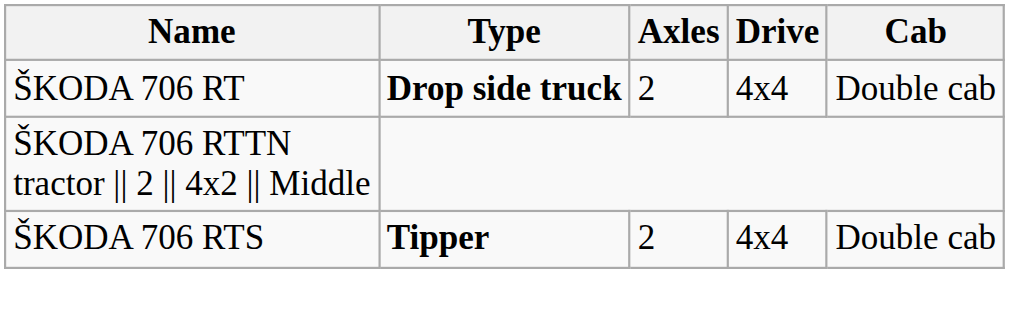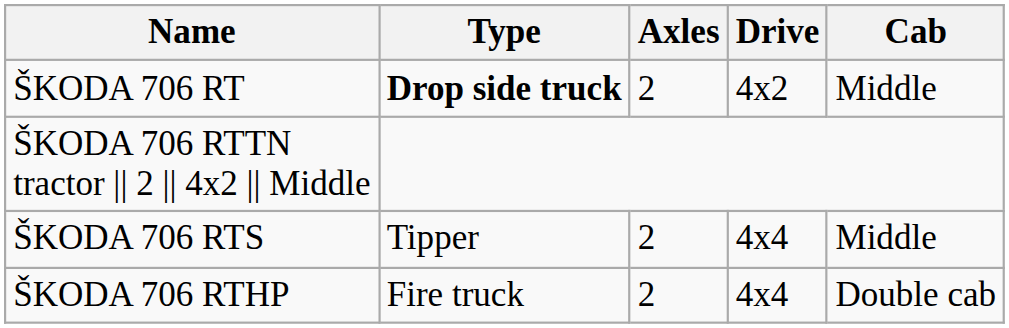(762, 87) 4x4 -> (762, 87) 4x2
(916, 87) Double cab -> (886, 87) Middle
(438, 238) bold -> (433, 238) normal
(916, 238) Double cab -> (886, 238) Middle
+ row: (151, 293)
